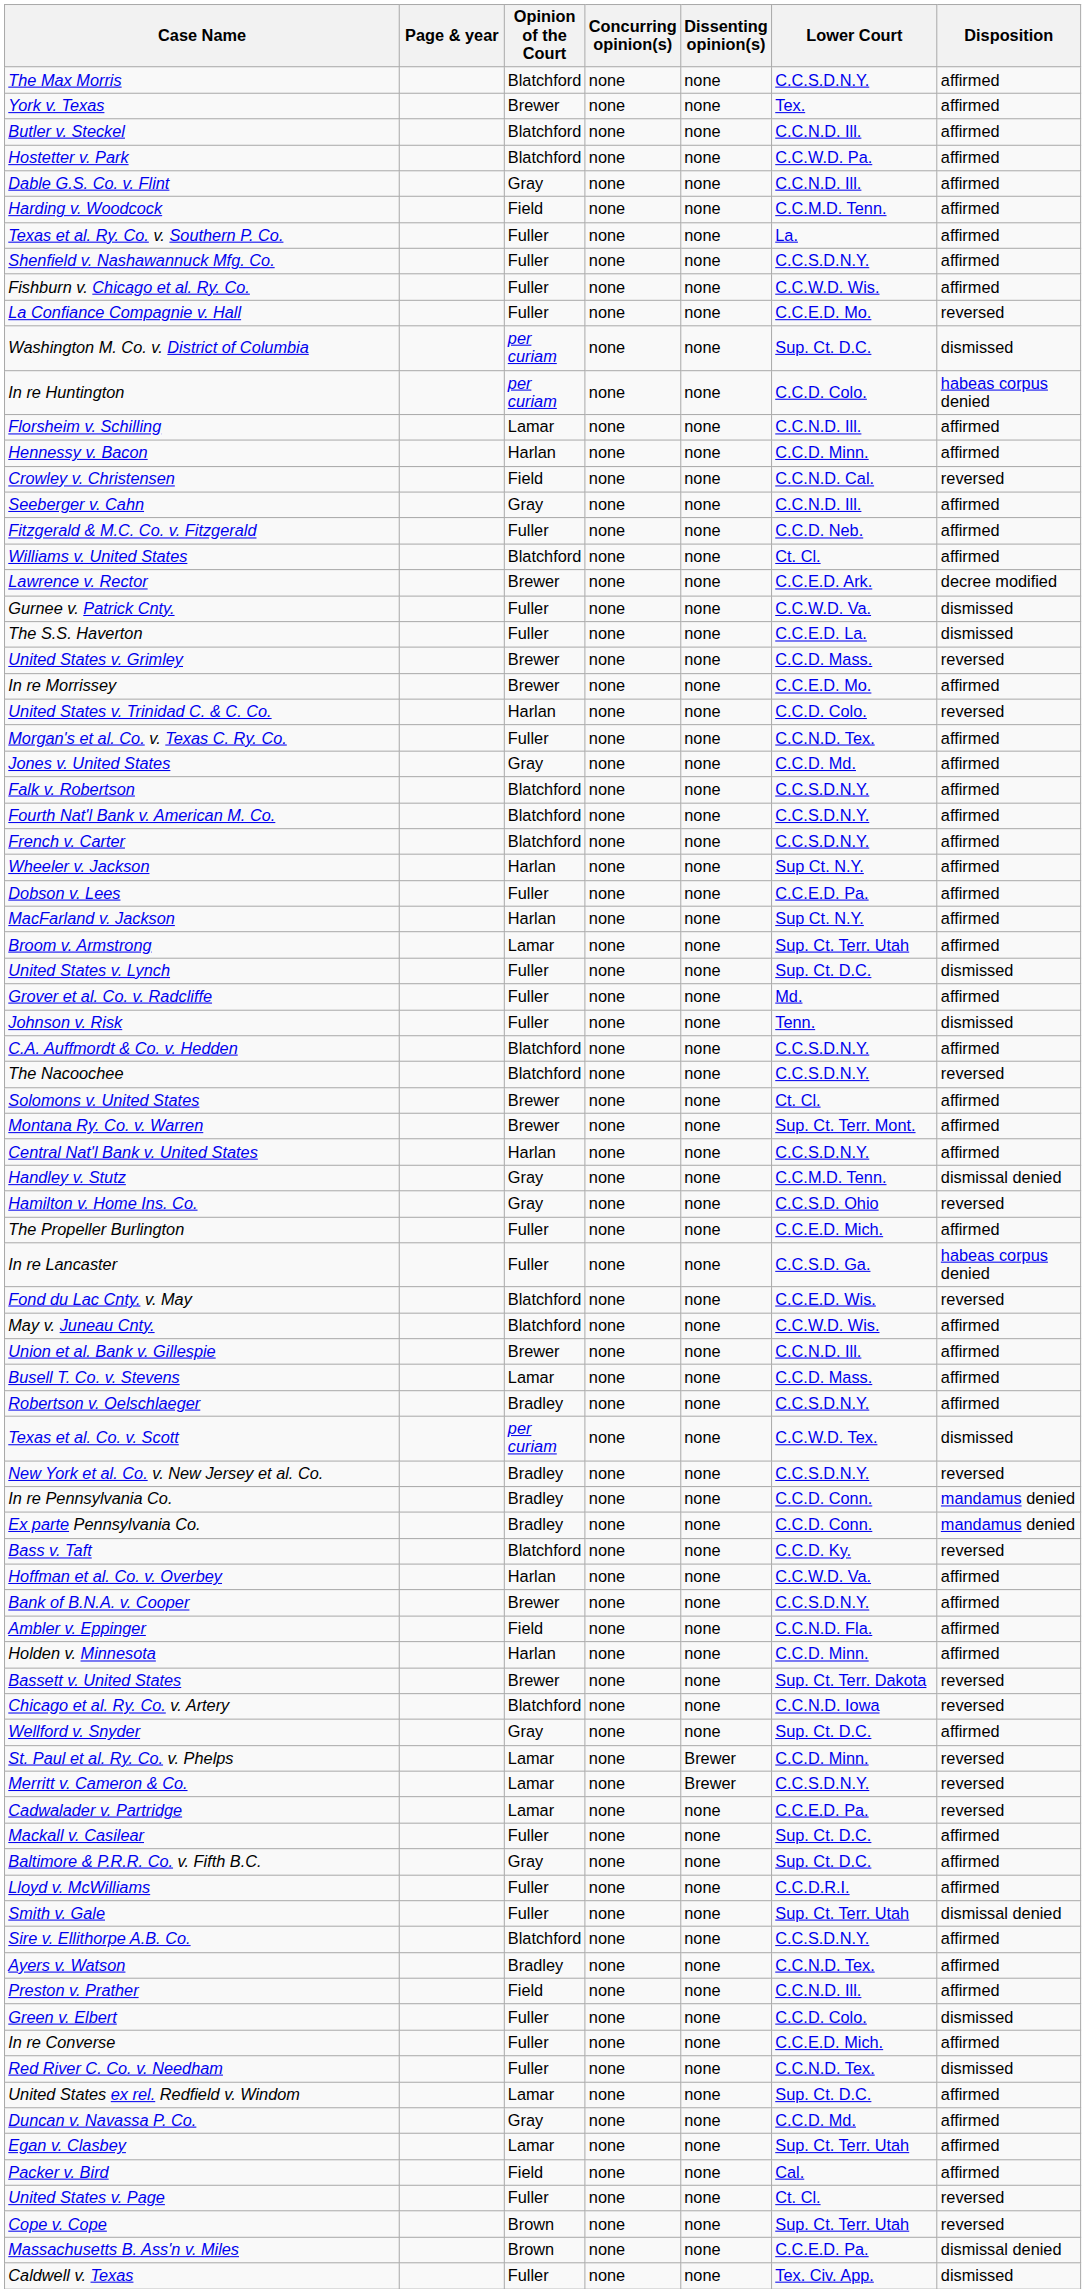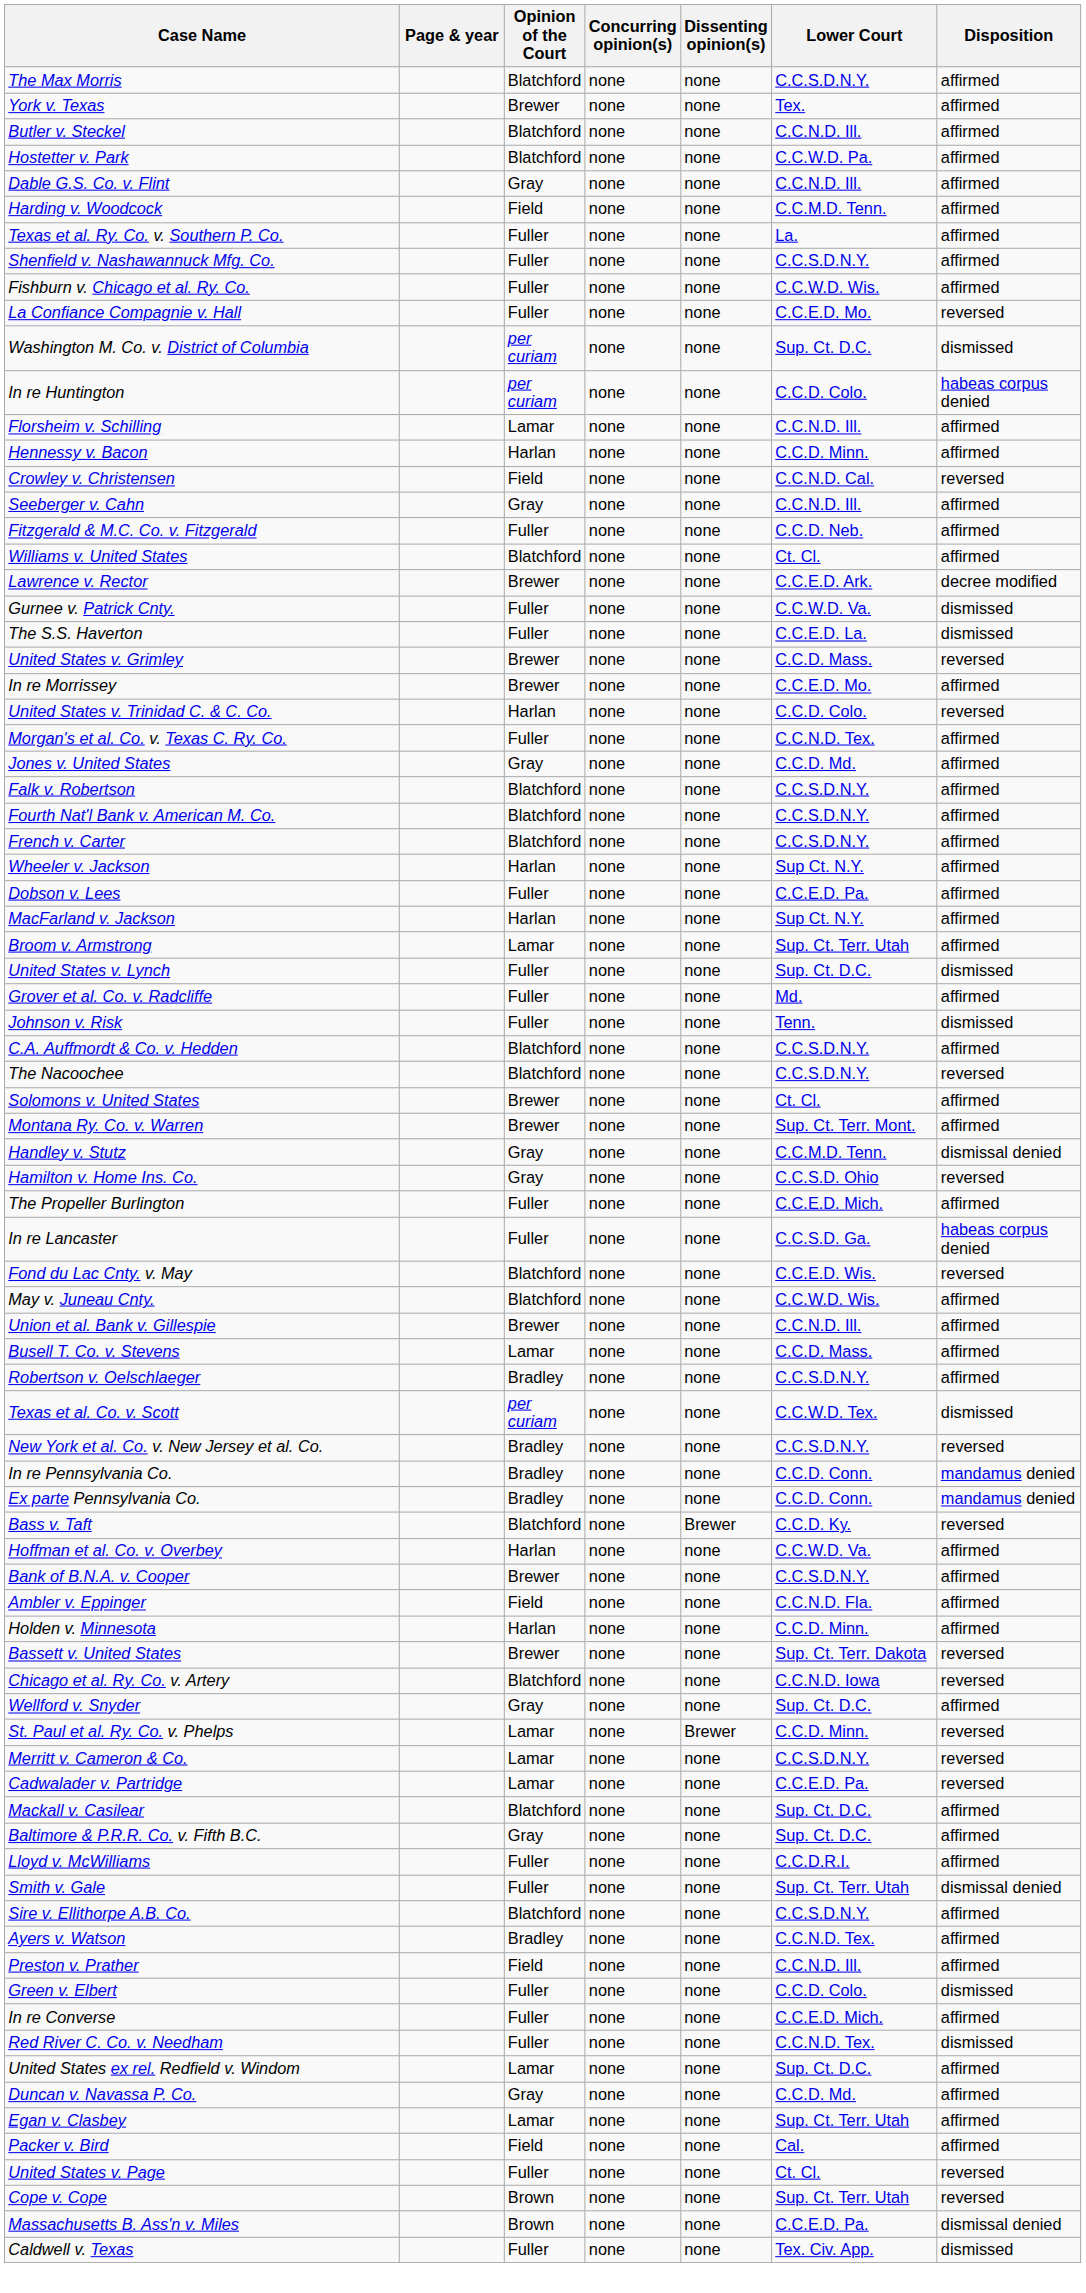- row: (133, 1152)
(702, 1551) none -> (710, 1525) Brewer
(710, 1784) Brewer -> (702, 1758) none
(528, 1835) Fuller -> (545, 1809) Blatchford
